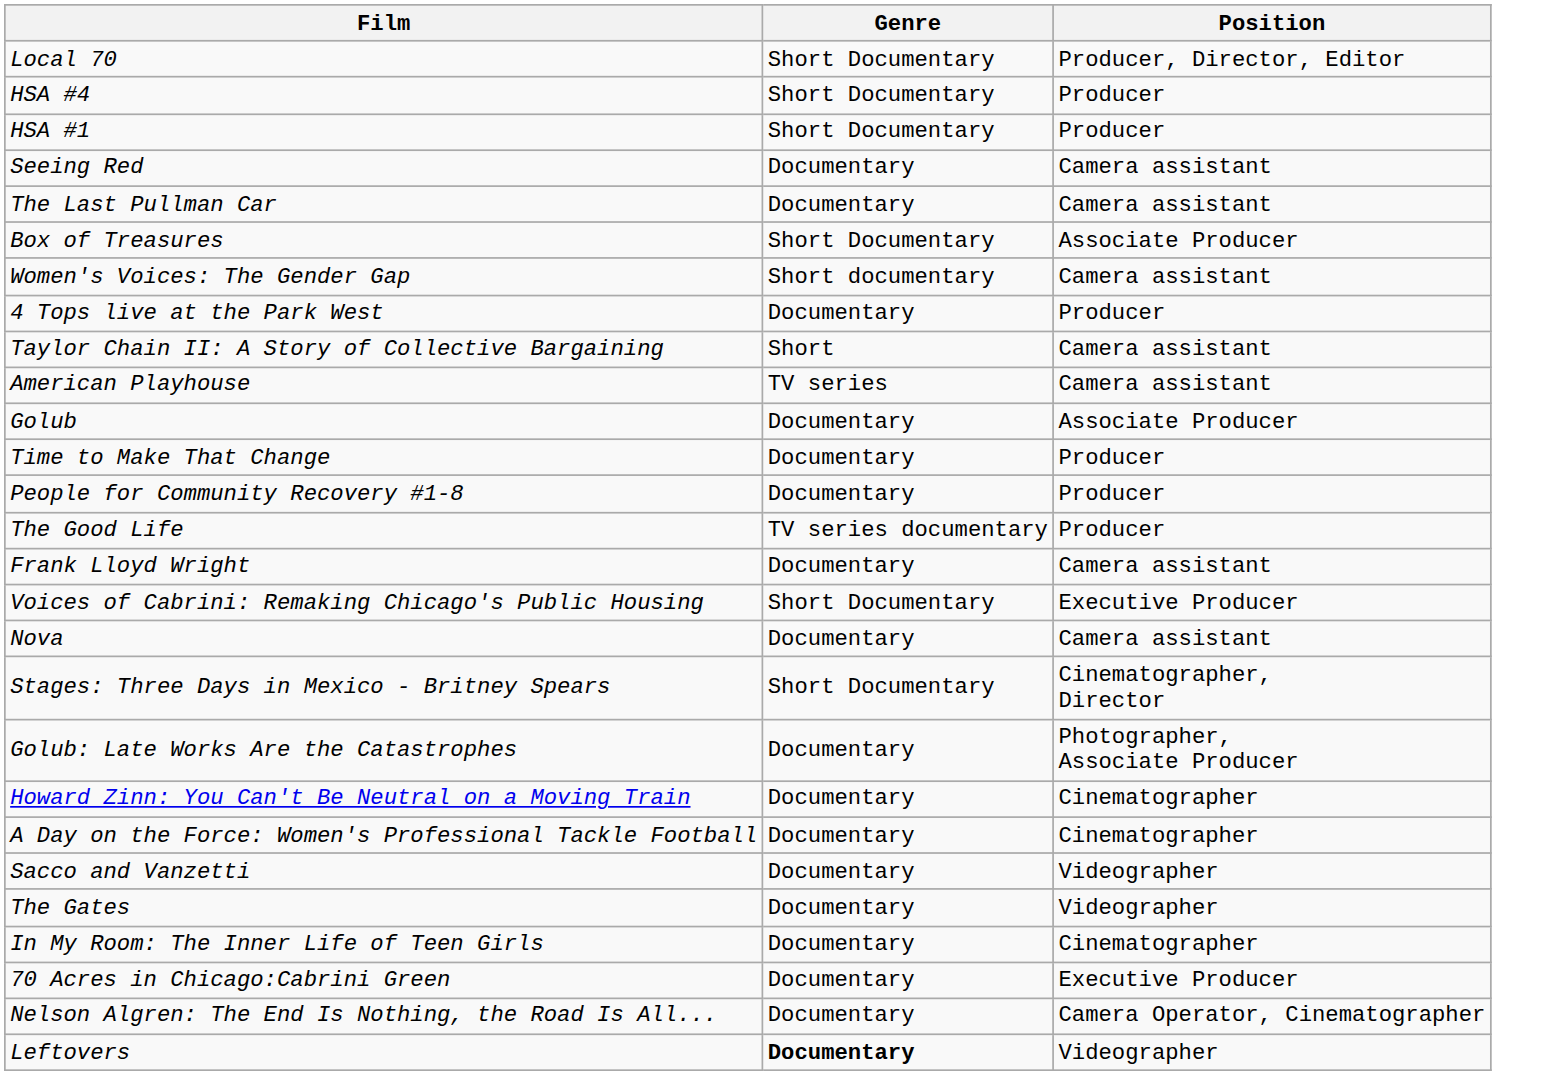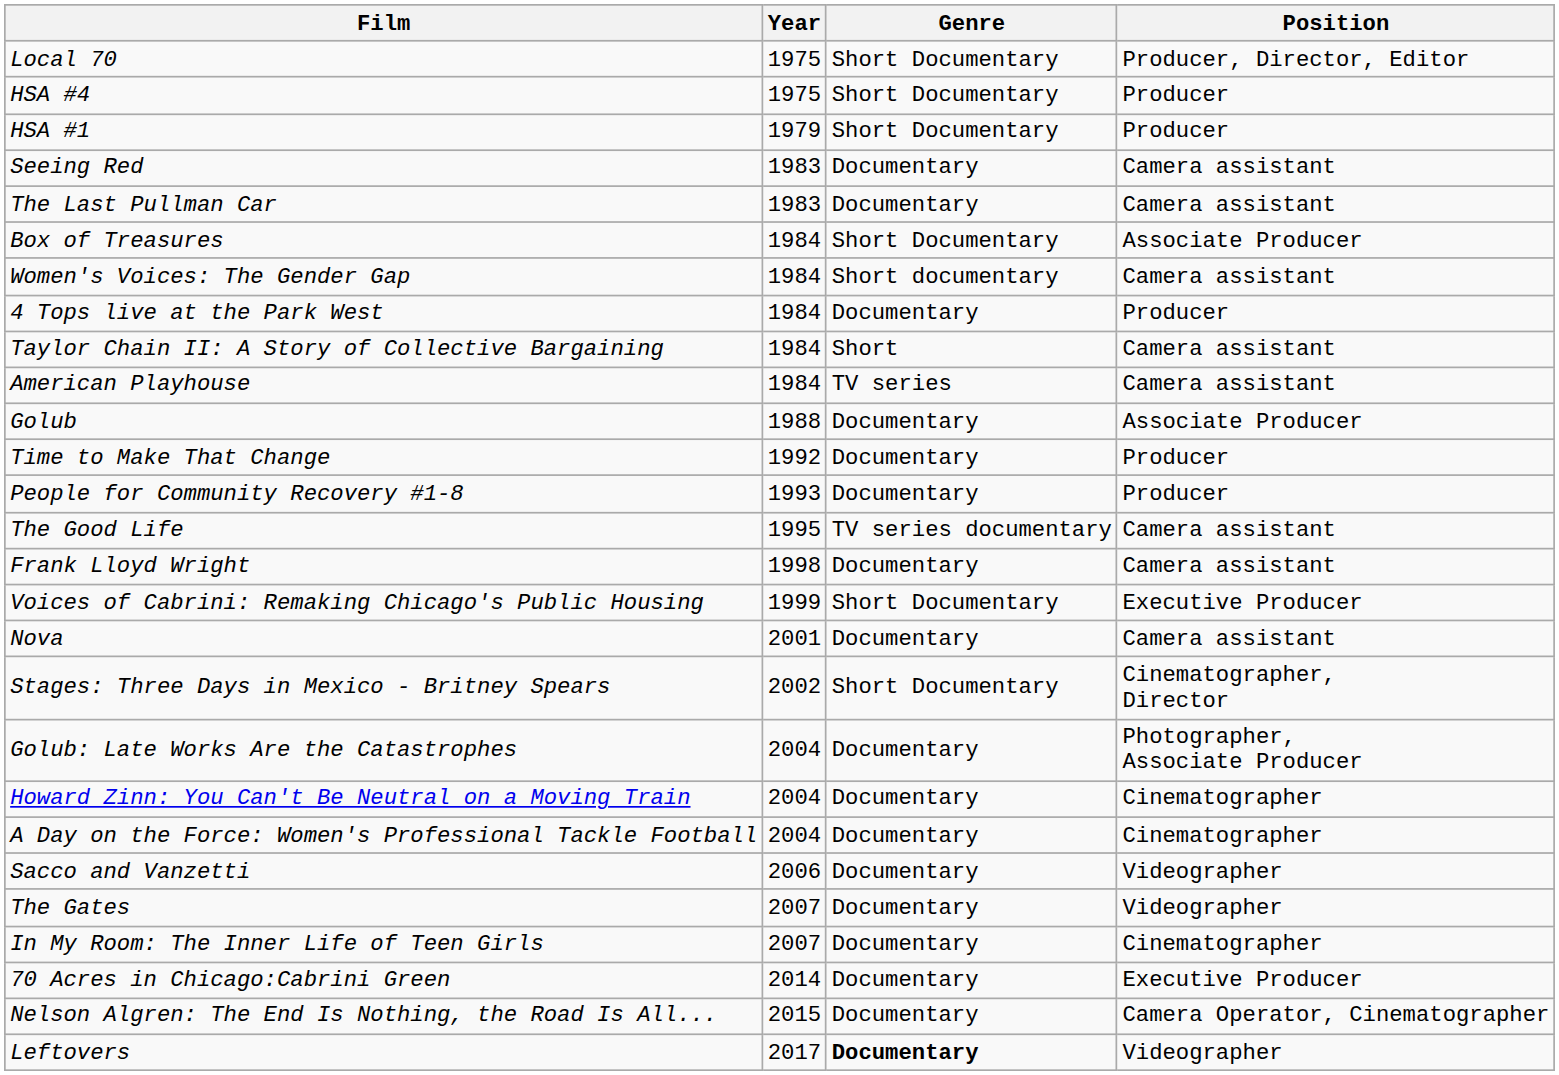+ column: (794, 23)
(1112, 530) Producer -> (1229, 530) Camera assistant
